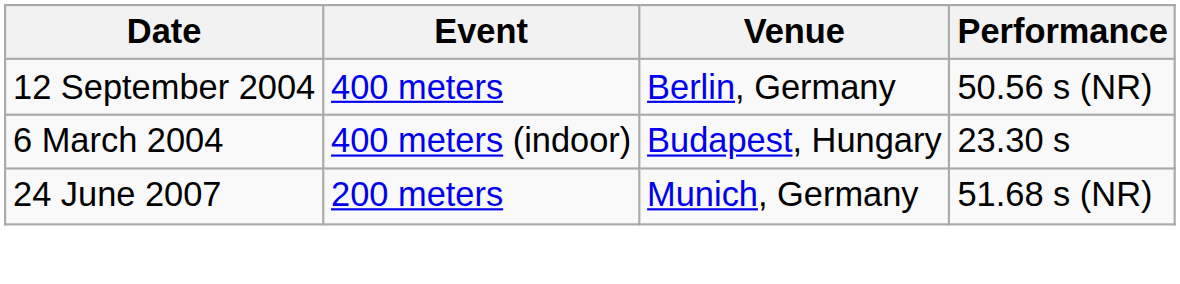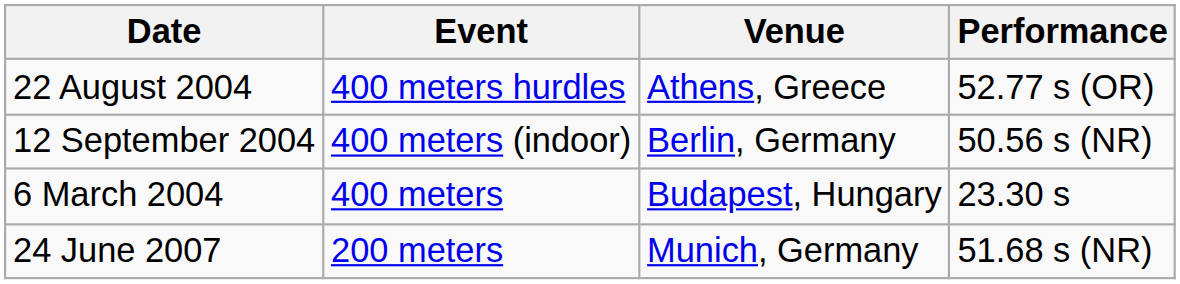+ row: (133, 86)
(417, 86) 400 meters -> (481, 140) 400 meters (indoor)
(481, 140) 400 meters (indoor) -> (417, 195) 400 meters
